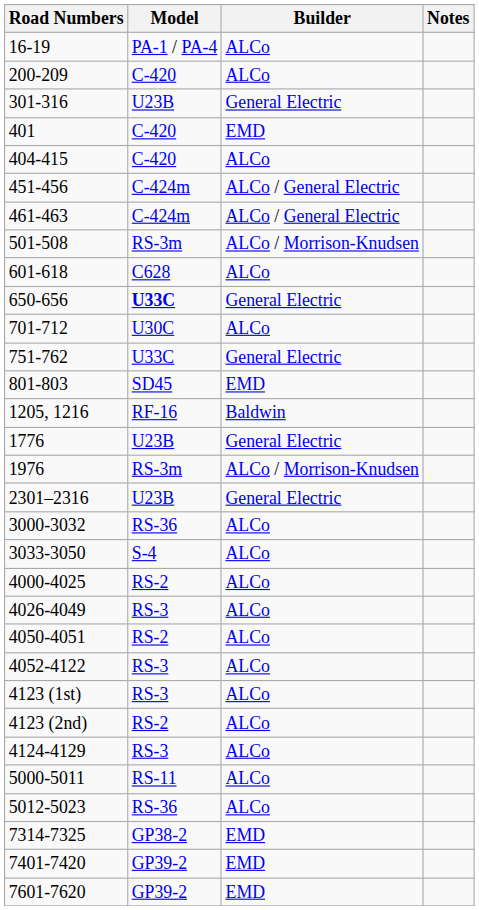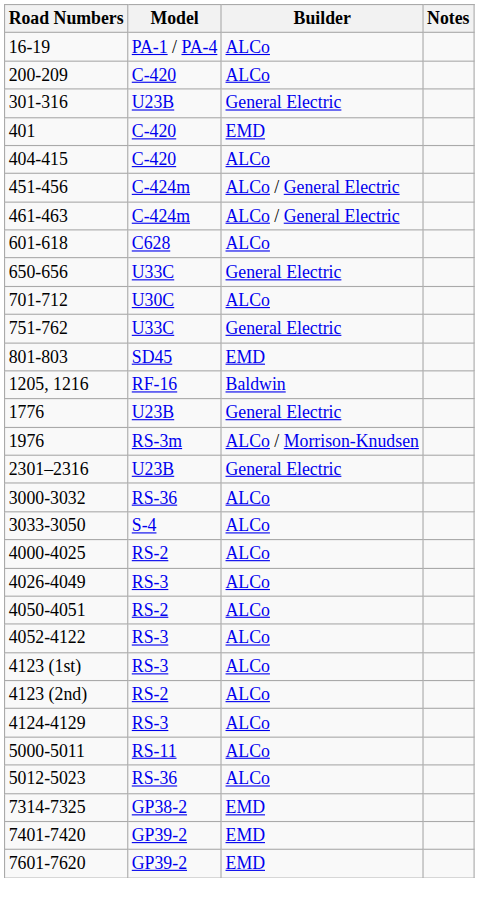- row: (38, 243)
(153, 300) bold -> (153, 272) normal
